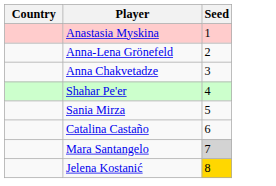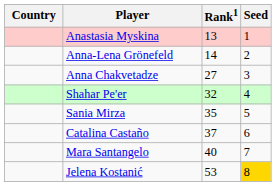+ column: (221, 15)
(208, 149) lightgrey background -> (247, 152) no background
